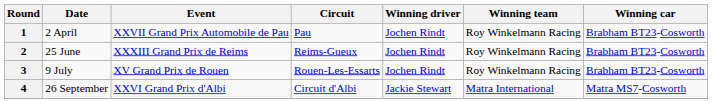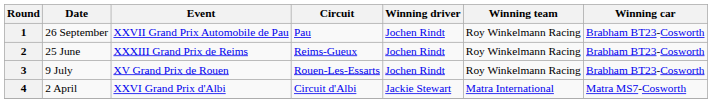(61, 33) 2 April -> (77, 33) 26 September
(77, 89) 26 September -> (61, 89) 2 April
